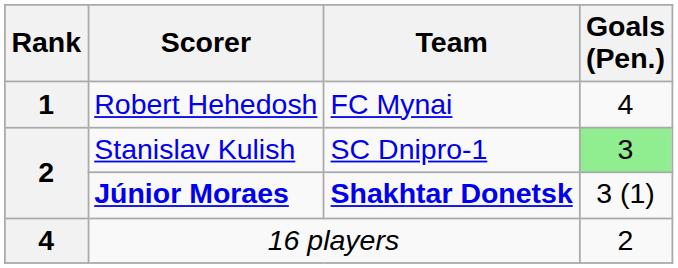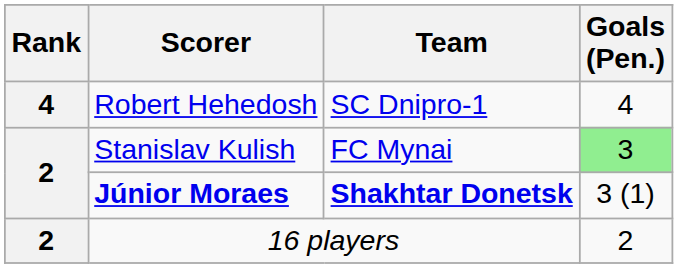(46, 104) 1 -> (46, 104) 4
(392, 104) FC Mynai -> (409, 104) SC Dnipro-1
(409, 149) SC Dnipro-1 -> (392, 149) FC Mynai
(46, 239) 4 -> (46, 239) 2
